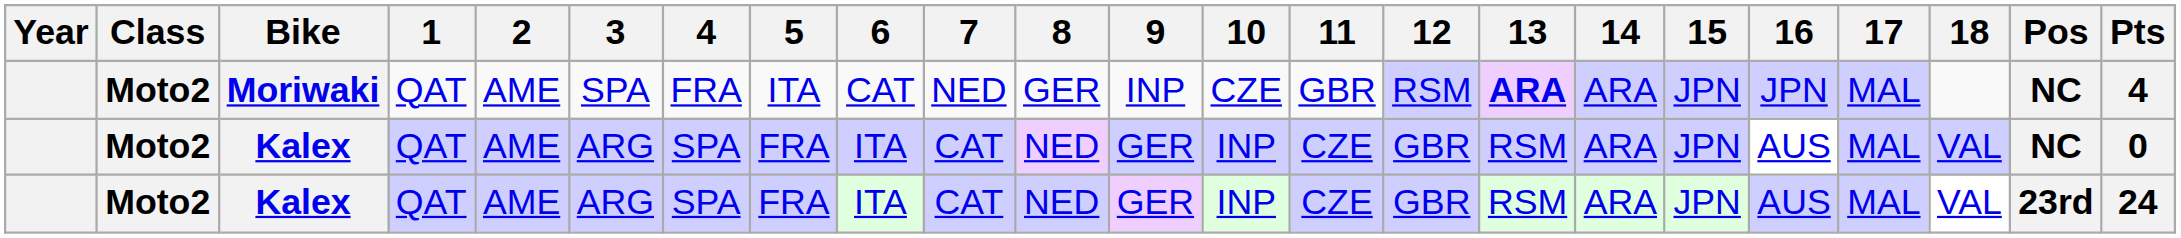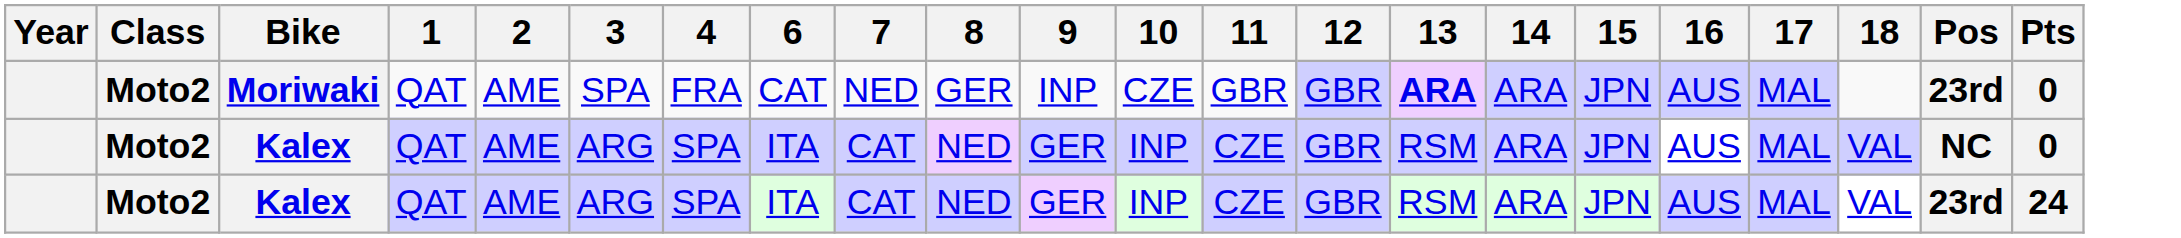- column: (794, 32)
(1432, 89) RSM -> (1343, 89) GBR
(1794, 89) JPN -> (1704, 89) AUS
(2056, 89) NC -> (1966, 89) 23rd
(2138, 89) 4 -> (2048, 89) 0
